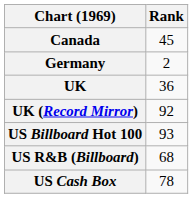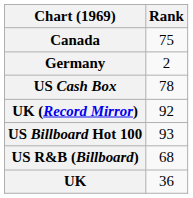(166, 39) 45 -> (166, 39) 75
rows swapped: (75, 87) <-> (75, 181)
